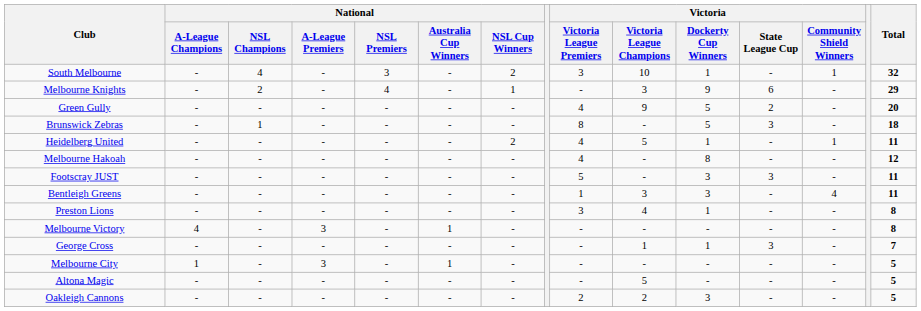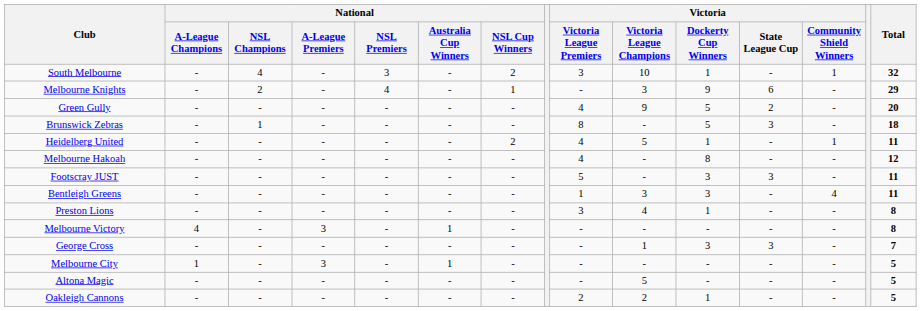(708, 246) 1 -> (708, 246) 3
(708, 298) 3 -> (708, 298) 1
